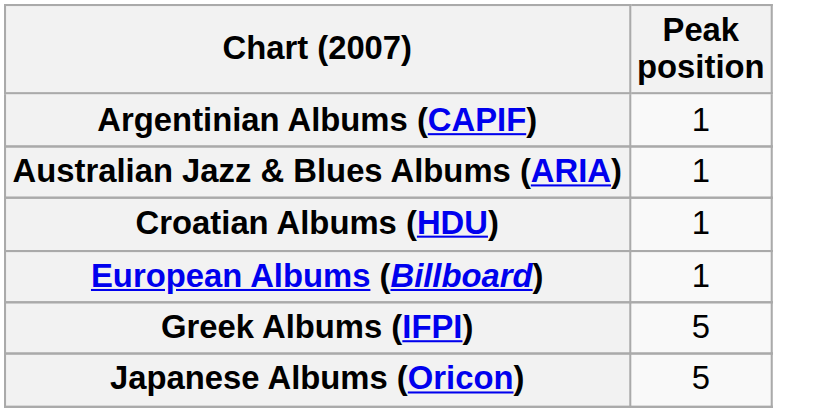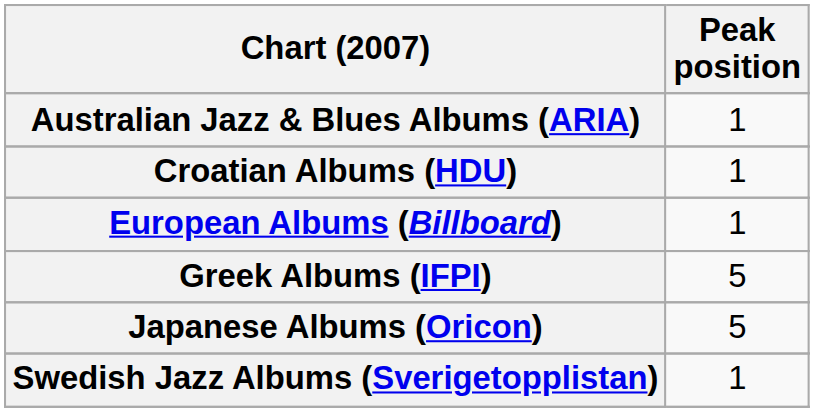- row: (317, 119)
+ row: (335, 379)
